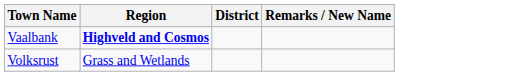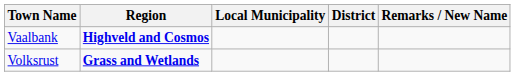+ column: (270, 15)
(136, 60) normal -> (141, 60) bold
